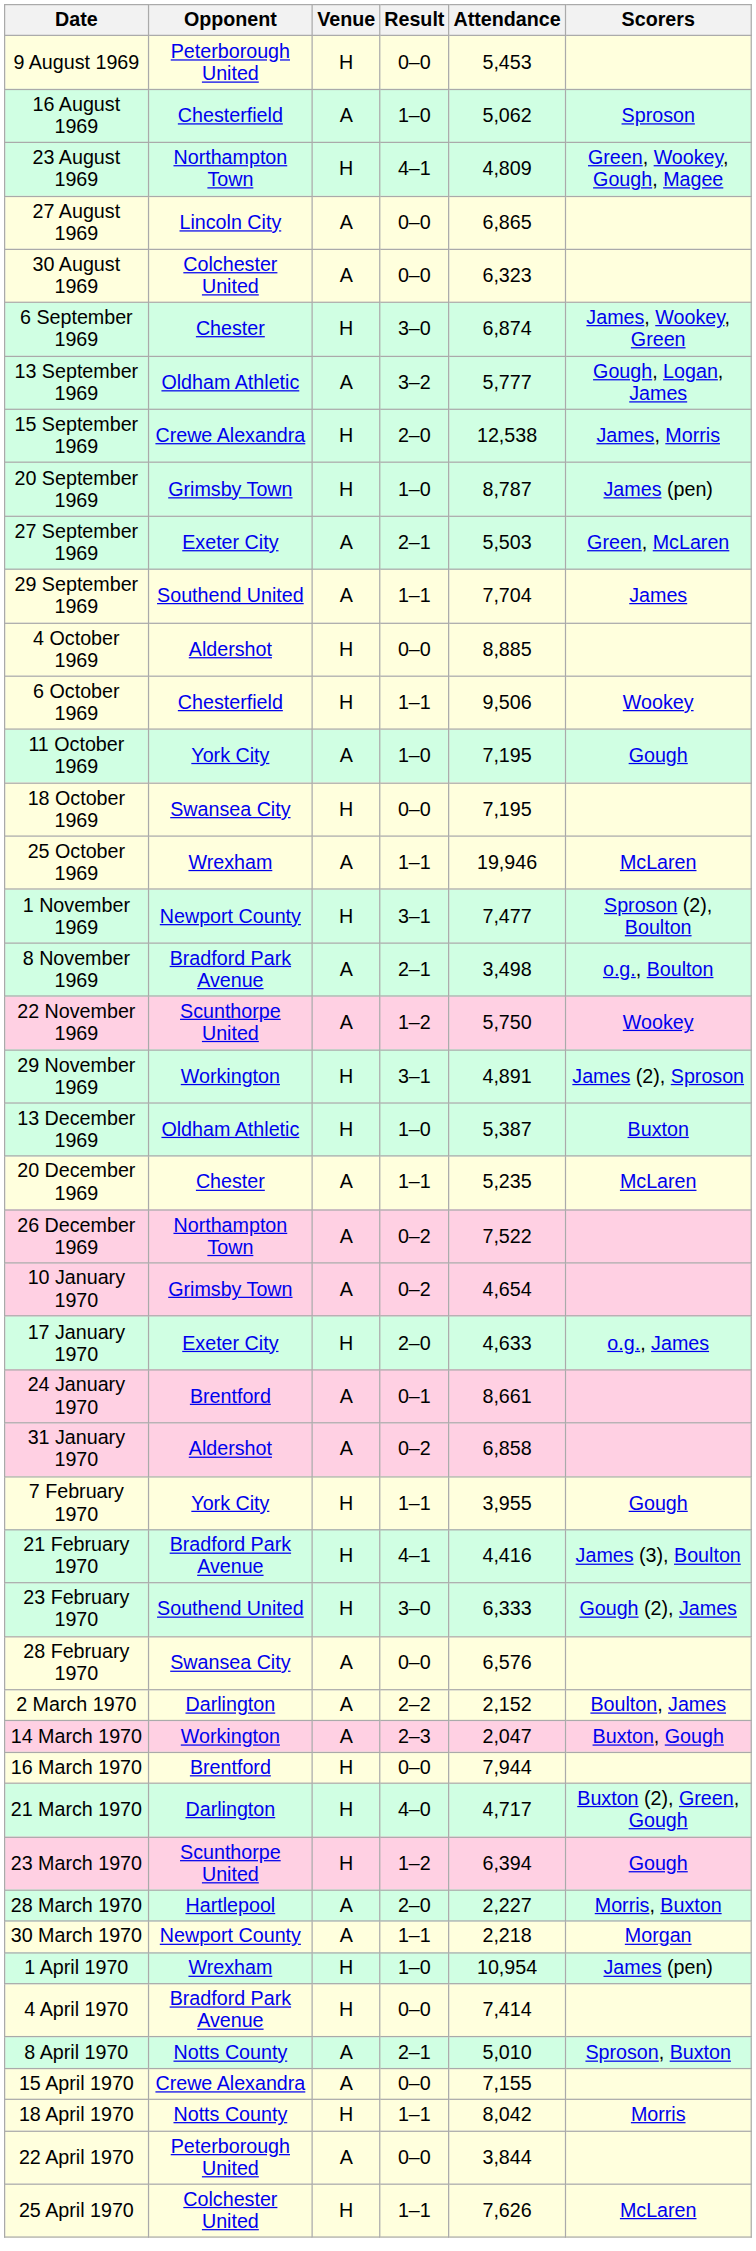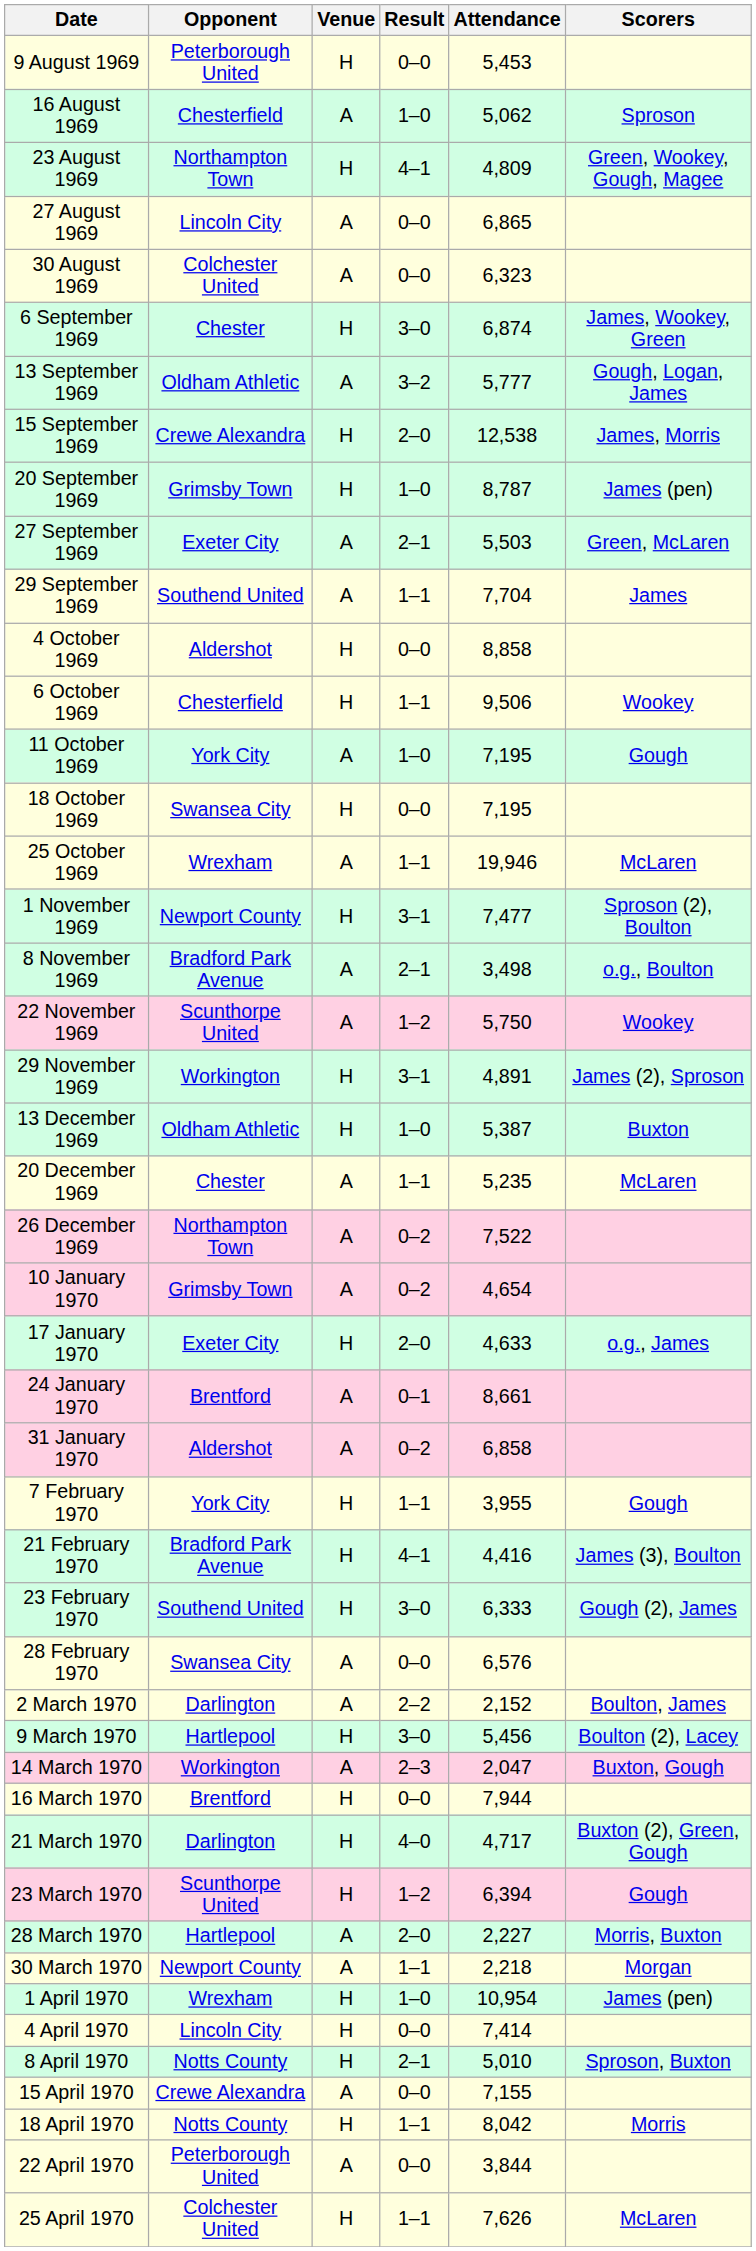(507, 649) 8,885 -> (507, 649) 8,858
+ row: (76, 1736)
(230, 2010) Bradford Park Avenue -> (230, 2030) Lincoln City
(346, 2052) A -> (346, 2061) H
